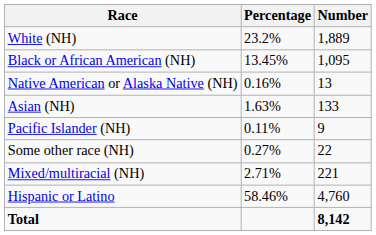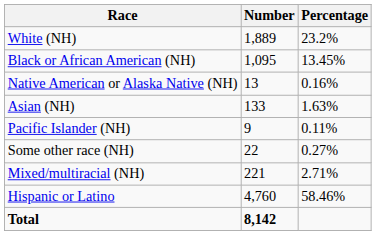columns swapped: (343, 15) <-> (278, 15)
